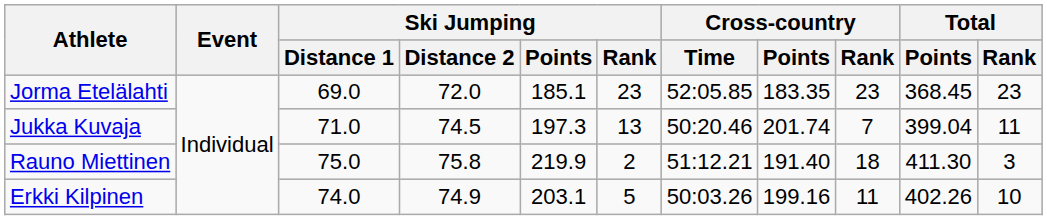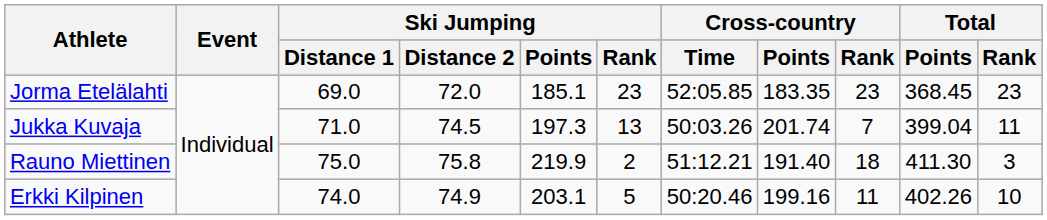(710, 127) 50:20.46 -> (710, 127) 50:03.26
(710, 197) 50:03.26 -> (710, 197) 50:20.46
